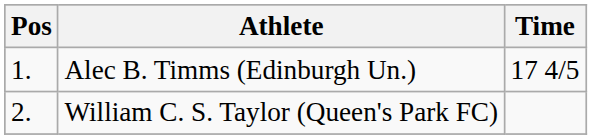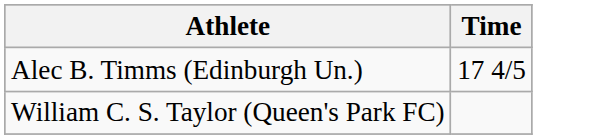- column: (32, 26)
